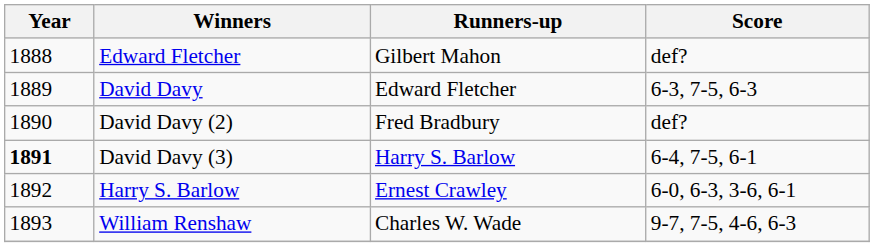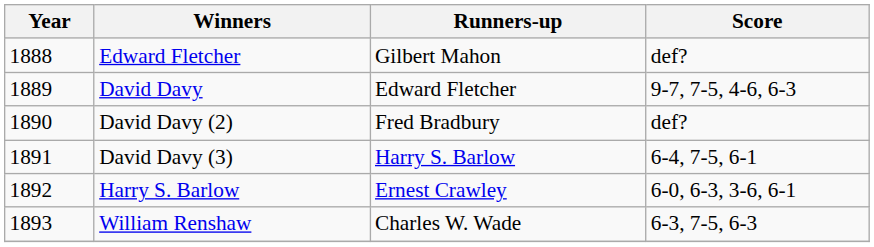(704, 88) 6-3, 7-5, 6-3 -> (723, 88) 9-7, 7-5, 4-6, 6-3
(31, 156) bold -> (31, 156) normal
(723, 223) 9-7, 7-5, 4-6, 6-3 -> (704, 223) 6-3, 7-5, 6-3
